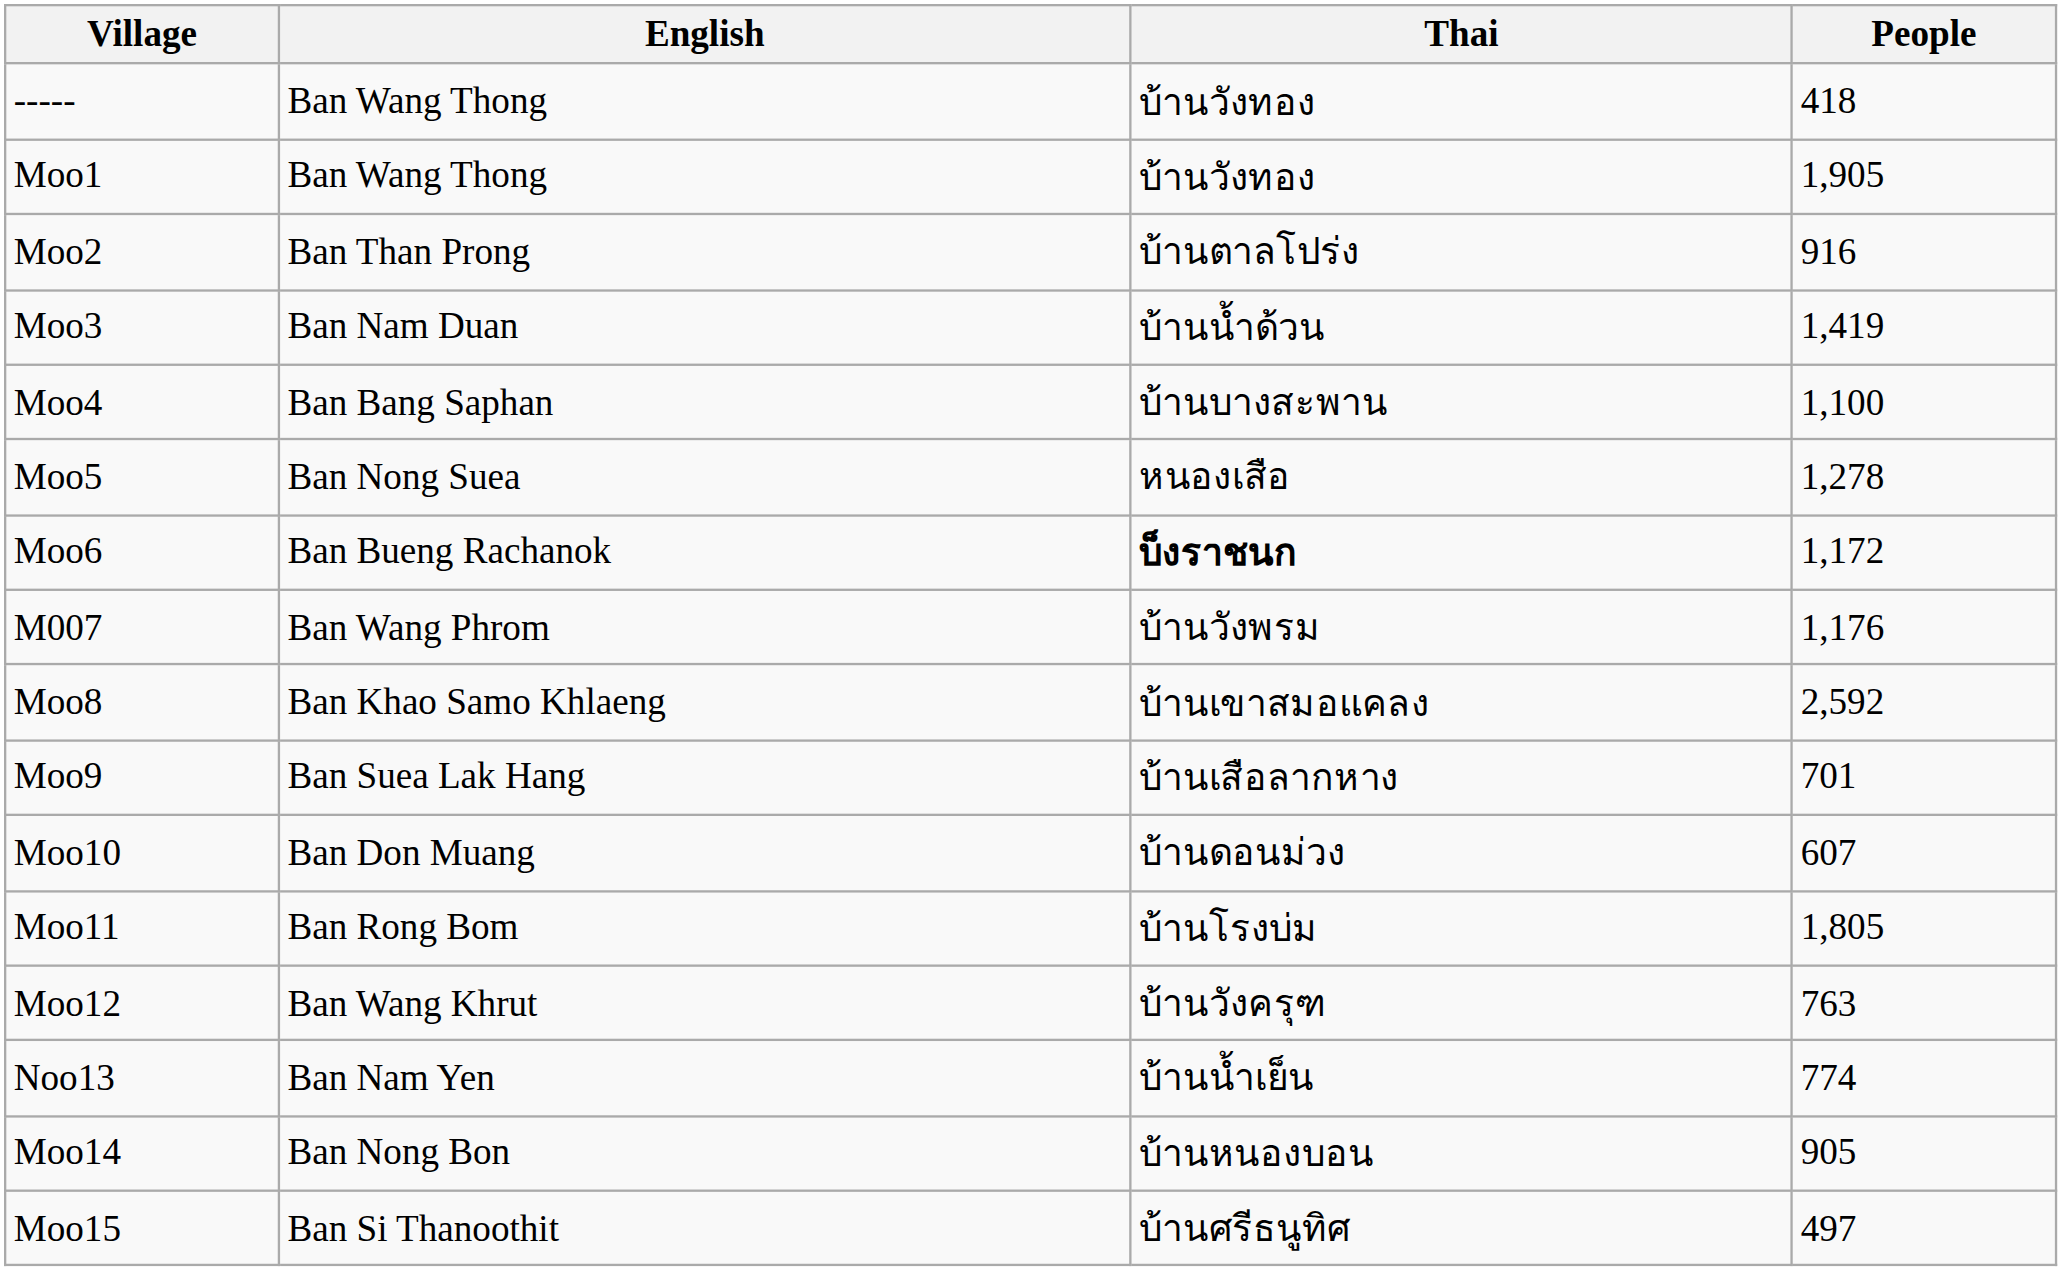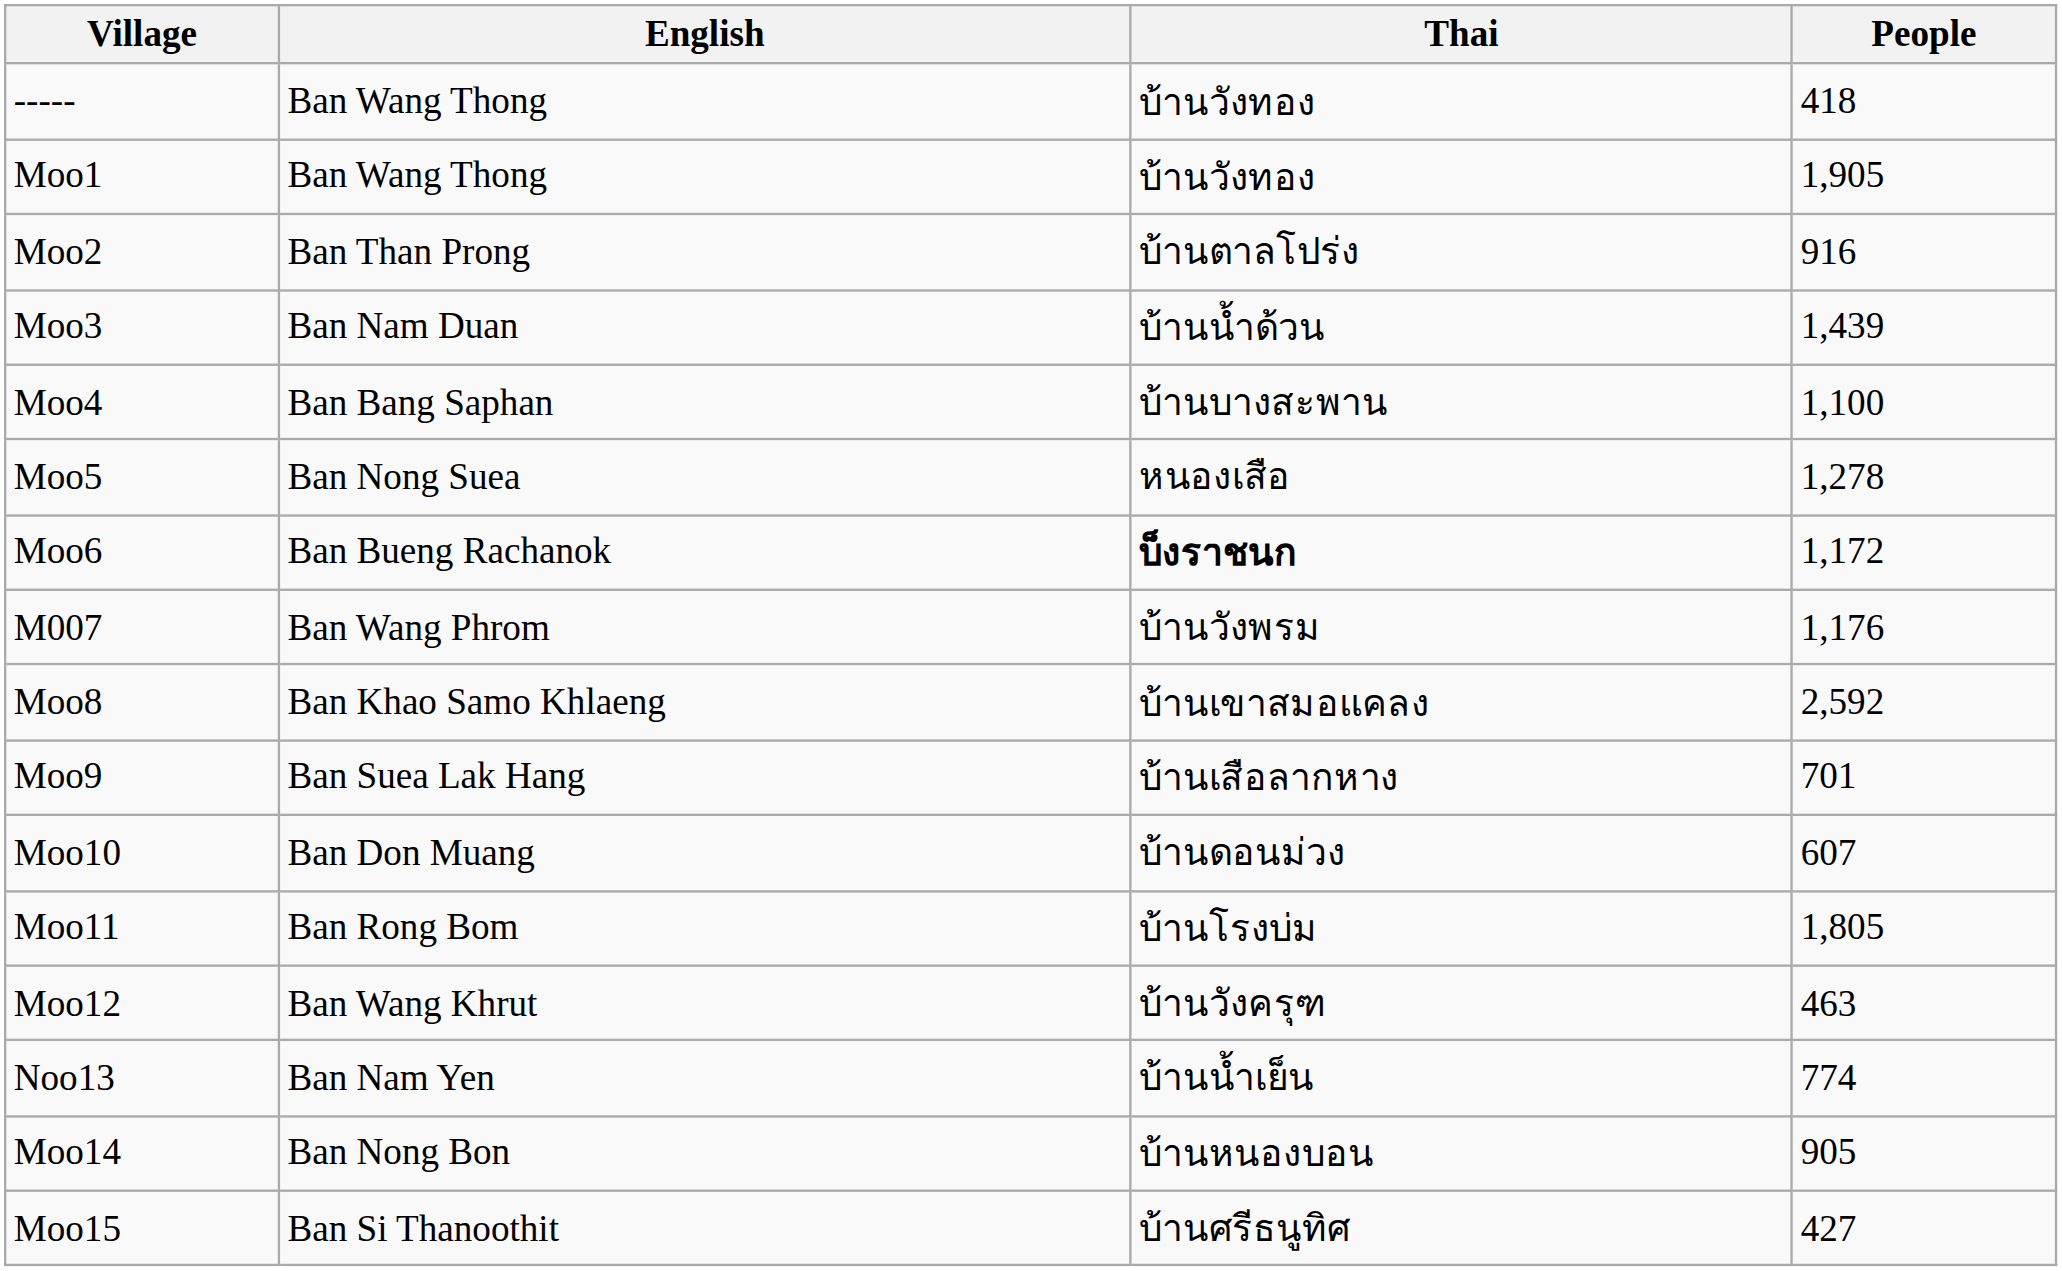(1842, 326) 1,419 -> (1842, 326) 1,439
(1829, 1002) 763 -> (1829, 1002) 463
(1829, 1227) 497 -> (1829, 1227) 427
